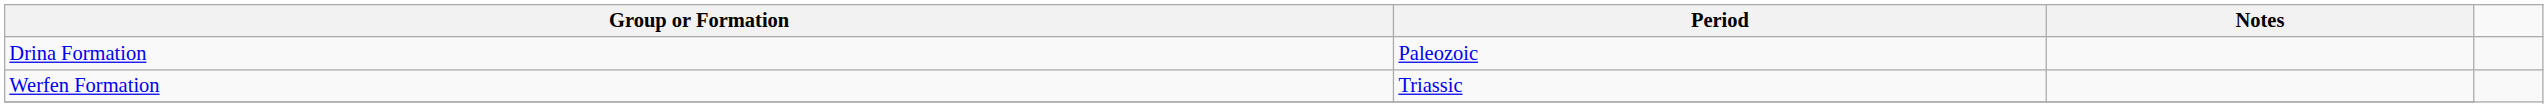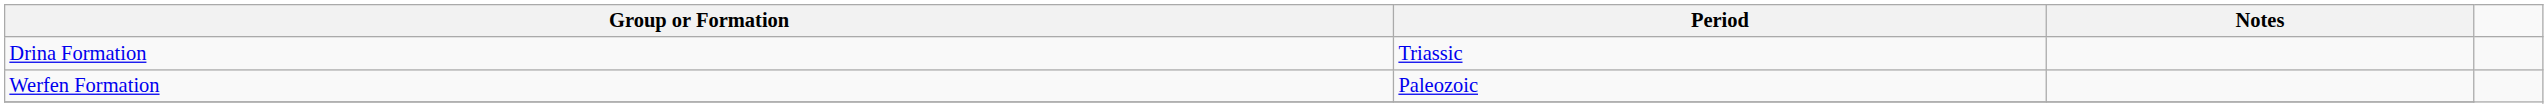(1438, 53) Paleozoic -> (1430, 53) Triassic
(1430, 85) Triassic -> (1438, 85) Paleozoic
